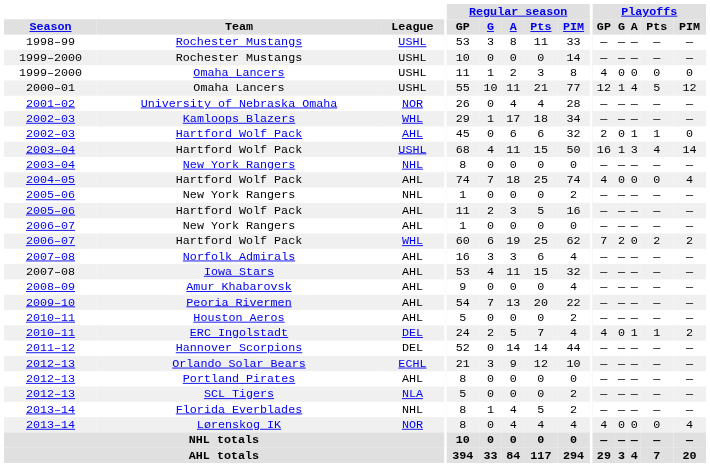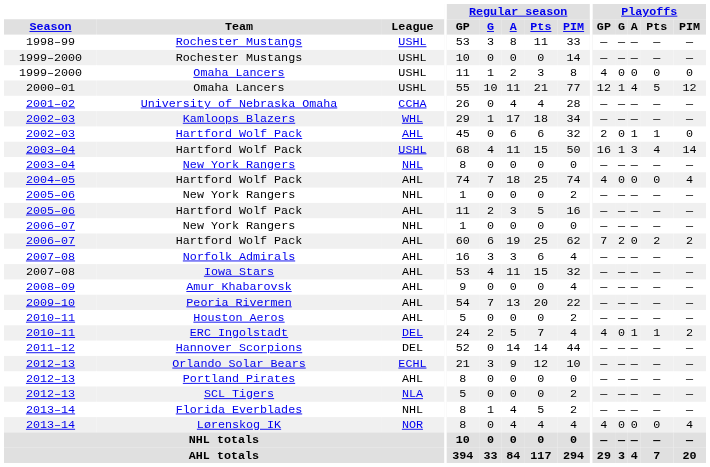(412, 103) NOR -> (412, 103) CCHA
(412, 226) AHL -> (412, 226) NHL
(412, 241) WHL -> (412, 241) AHL
